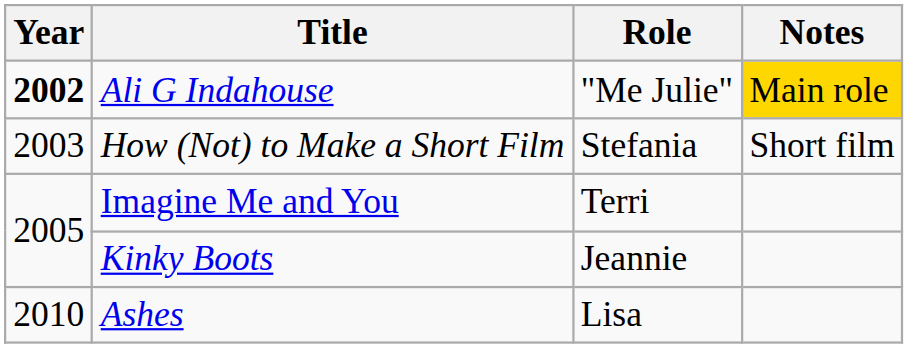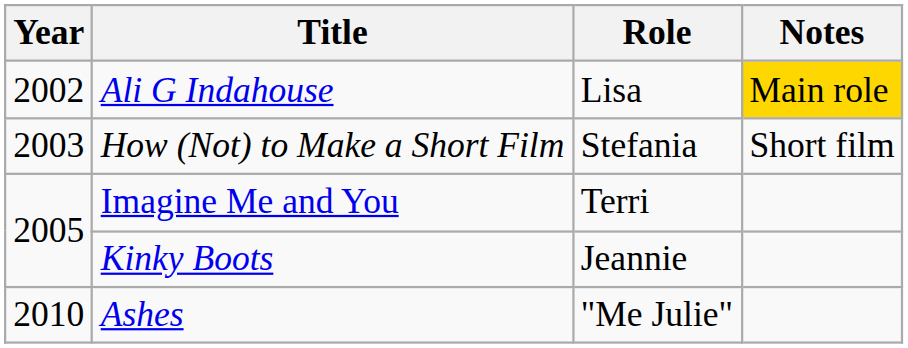(49, 88) bold -> (49, 88) normal
(657, 88) "Me Julie" -> (611, 88) Lisa
(611, 314) Lisa -> (657, 314) "Me Julie"
